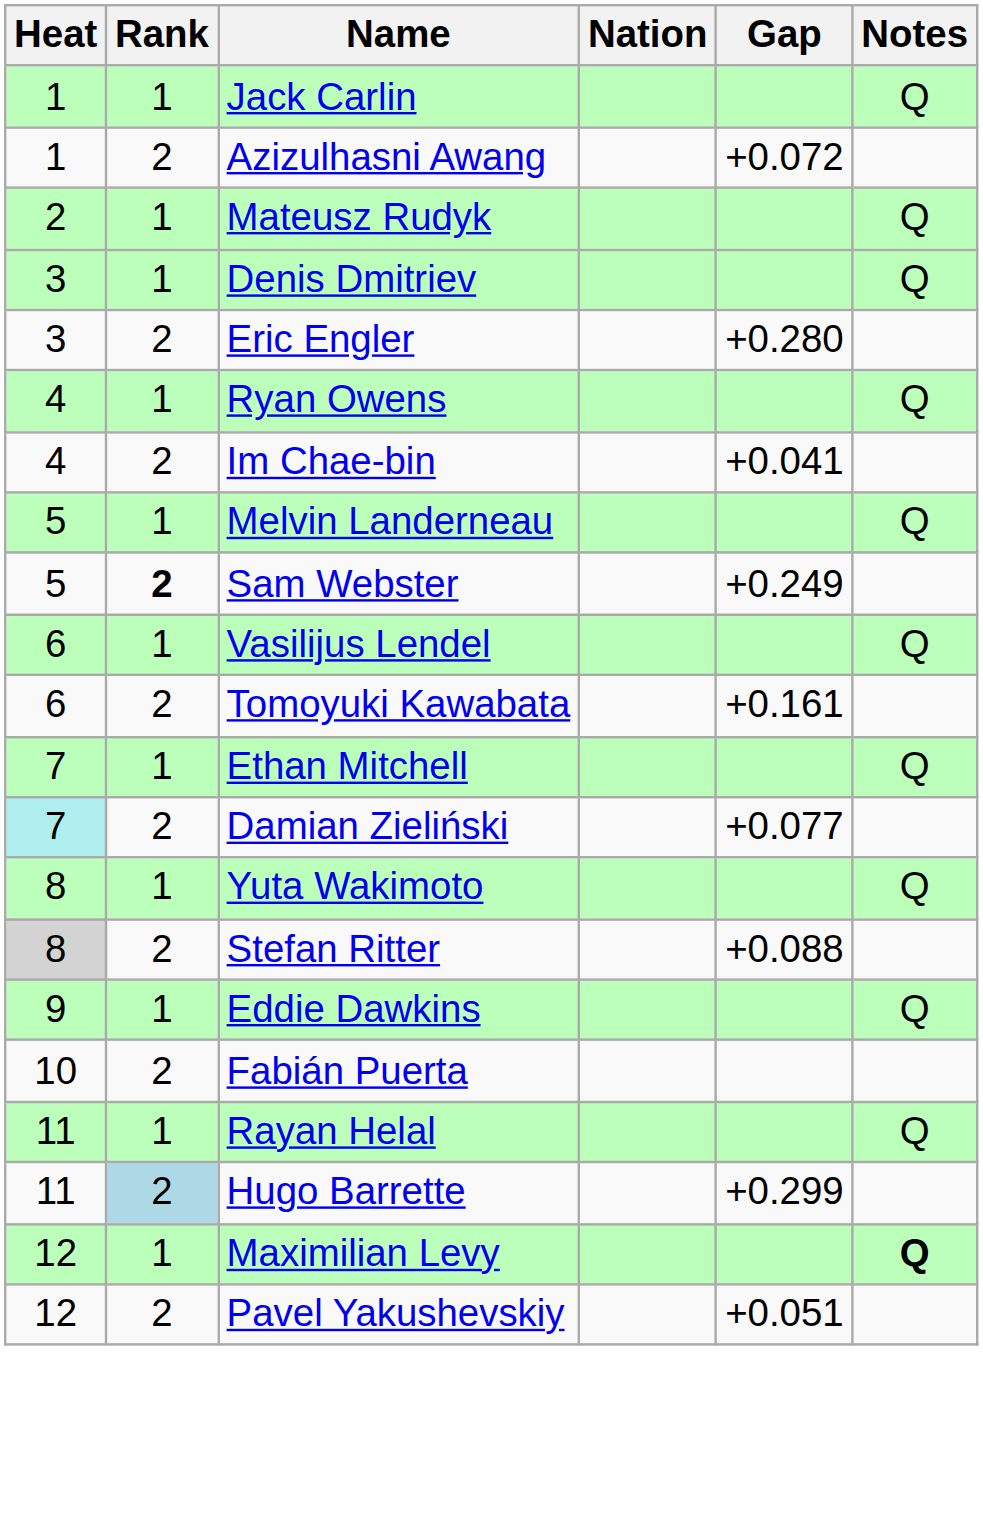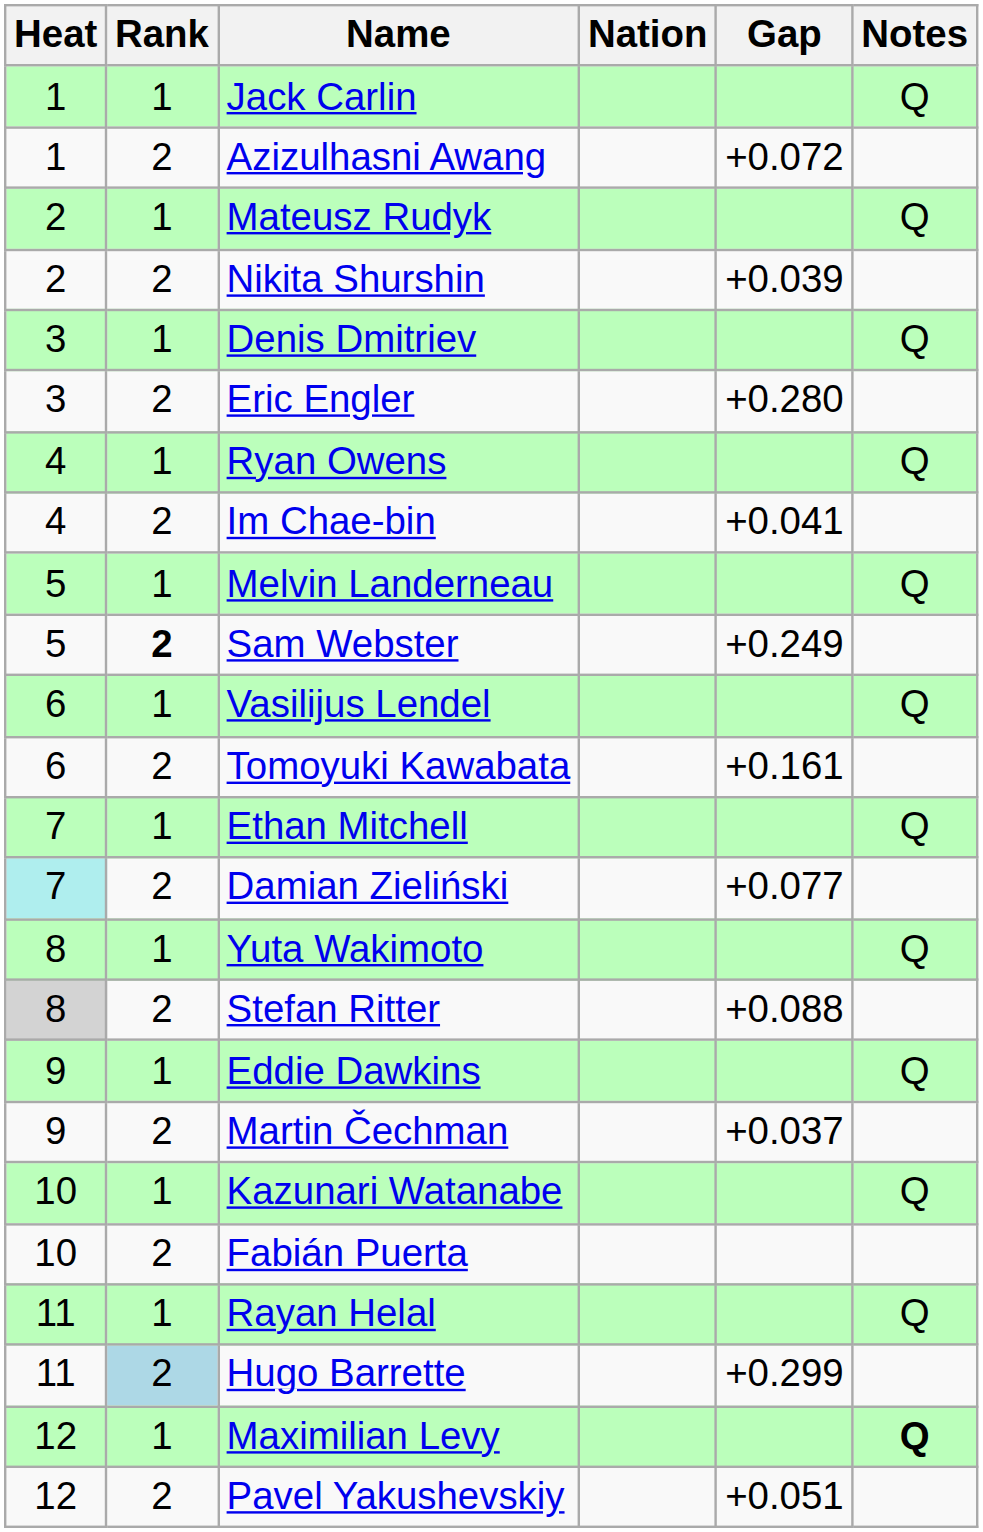+ row: (356, 278)
+ row: (367, 1131)
+ row: (395, 1192)
